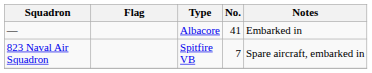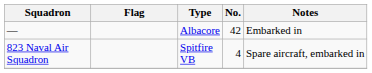(236, 30) 41 -> (236, 30) 42
(238, 53) 7 -> (238, 53) 4
